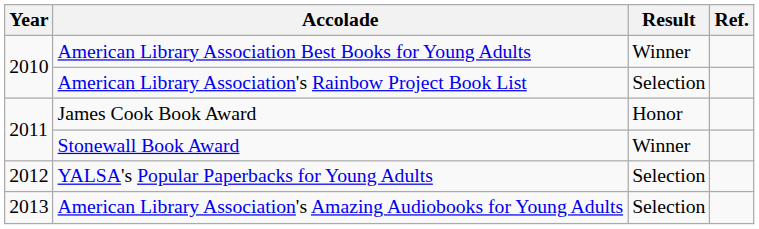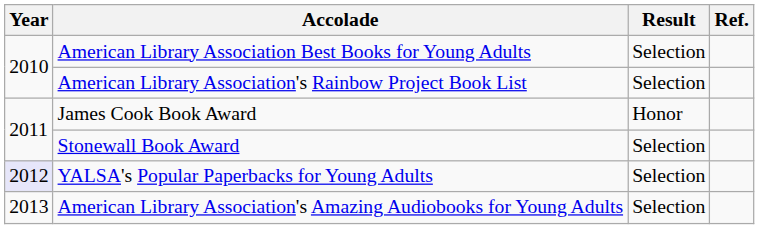(661, 51) Winner -> (669, 51) Selection
(661, 144) Winner -> (669, 144) Selection
(29, 176) no background -> (29, 176) lavender background
